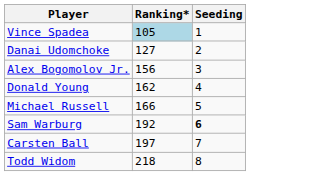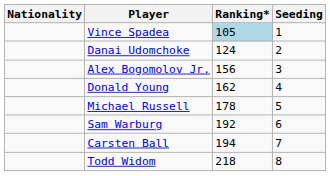+ column: (45, 14)
(145, 51) 127 -> (226, 51) 124
(145, 106) 166 -> (226, 106) 178
(198, 124) bold -> (279, 124) normal
(145, 143) 197 -> (226, 143) 194
